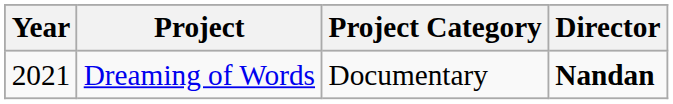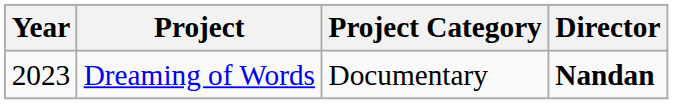(41, 74) 2021 -> (41, 74) 2023
